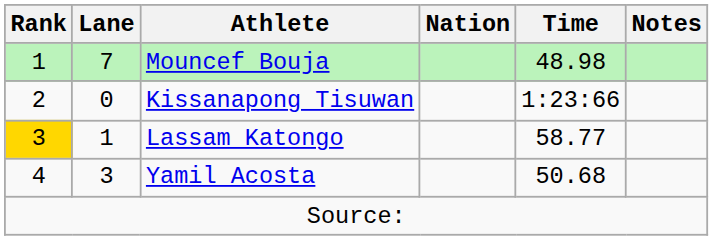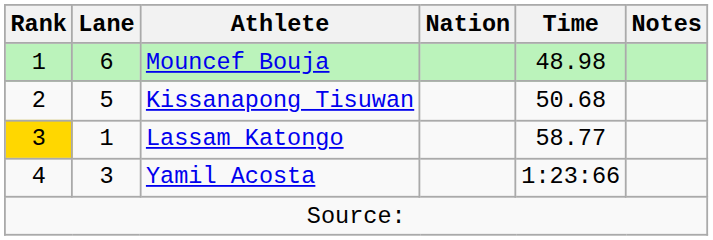(106, 62) 7 -> (106, 62) 6
(106, 101) 0 -> (106, 101) 5
(571, 101) 1:23:66 -> (571, 101) 50.68
(571, 177) 50.68 -> (571, 177) 1:23:66
